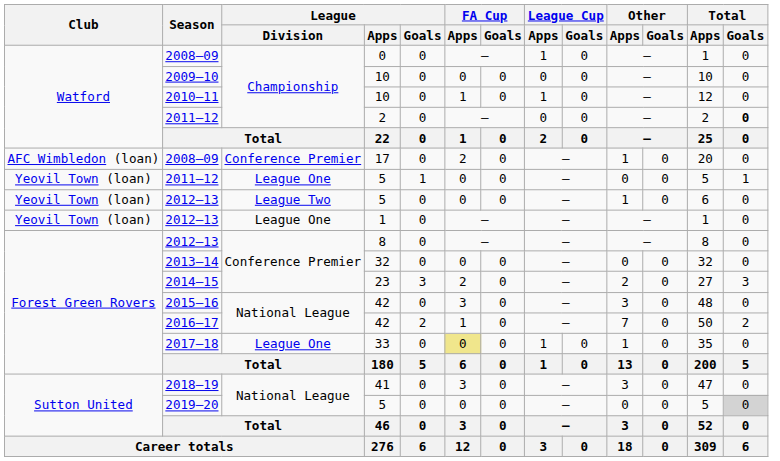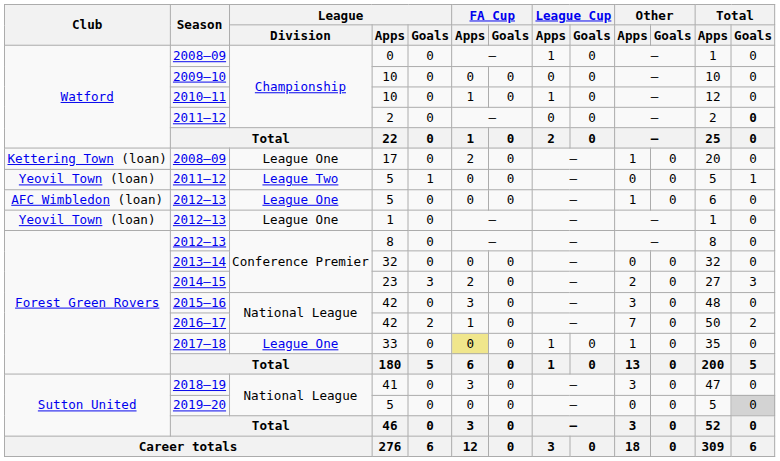(83, 159) AFC Wimbledon (loan) -> (87, 159) Kettering Town (loan)
(293, 159) Conference Premier -> (300, 159) League One
(293, 179) League One -> (300, 179) League Two
(83, 200) Yeovil Town (loan) -> (87, 200) AFC Wimbledon (loan)
(293, 200) League Two -> (300, 200) League One
